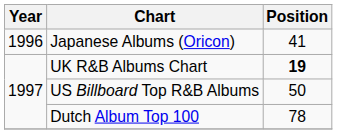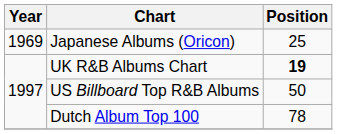(26, 41) 1996 -> (26, 41) 1969
(297, 41) 41 -> (297, 41) 25
